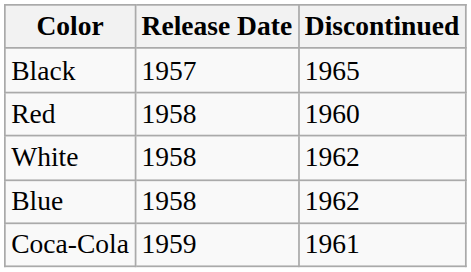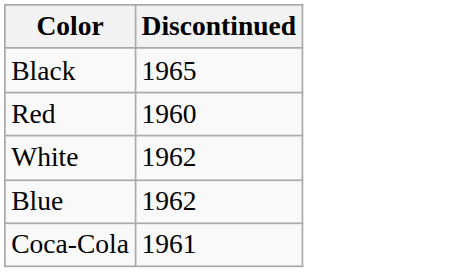- column: (217, 26)
